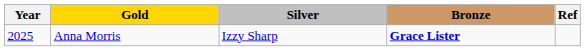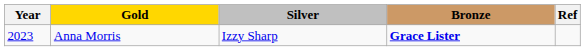(20, 35) 2025 -> (20, 35) 2023
